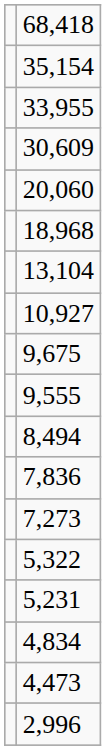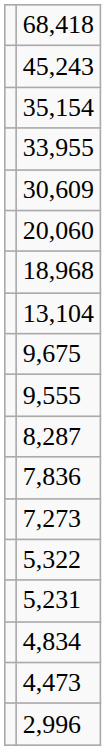+ row: (58, 66)
- row: (58, 312)
- row: (52, 436)
+ row: (52, 436)
